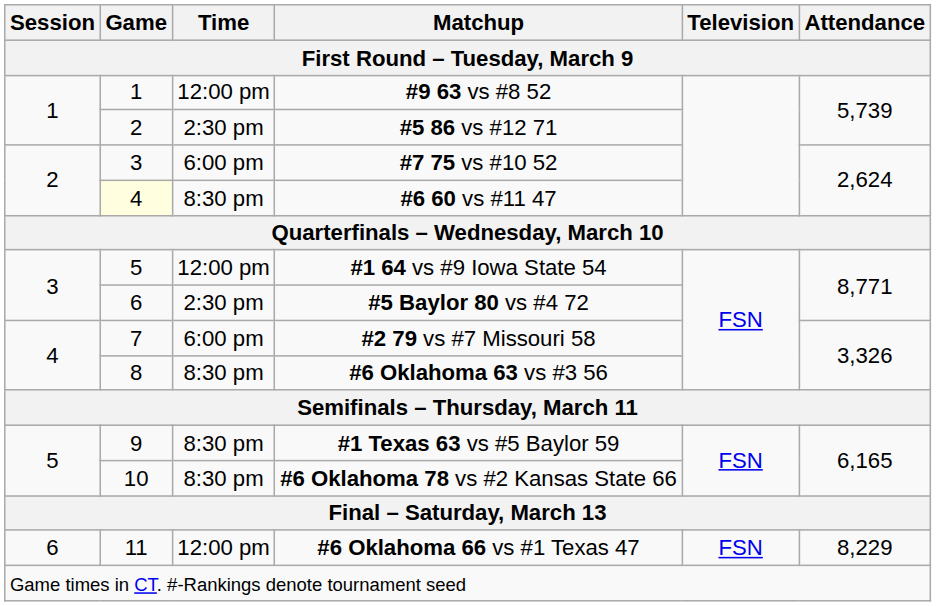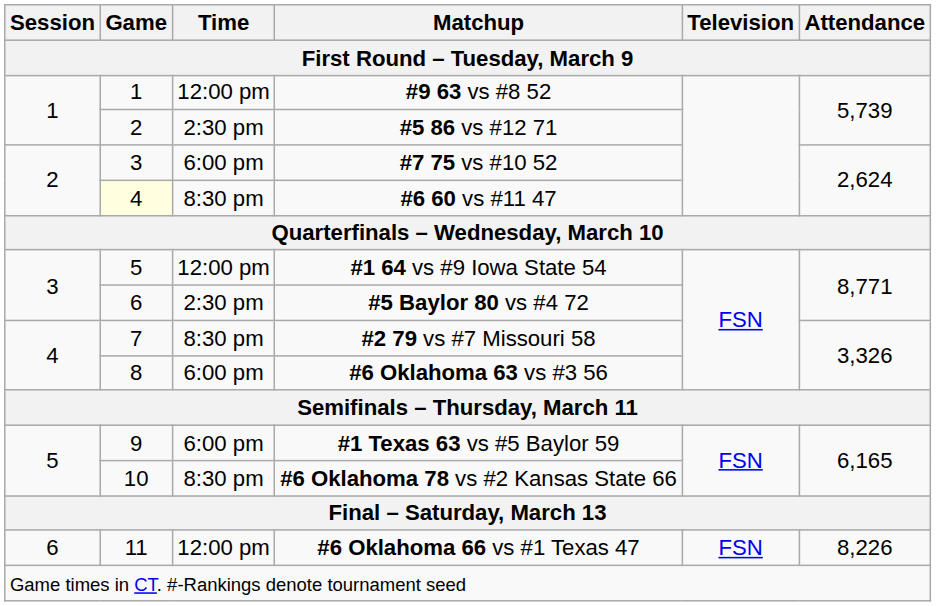(224, 338) 6:00 pm -> (224, 338) 8:30 pm
(224, 373) 8:30 pm -> (224, 373) 6:00 pm
(224, 443) 8:30 pm -> (224, 443) 6:00 pm
(865, 548) 8,229 -> (865, 548) 8,226
